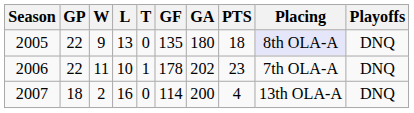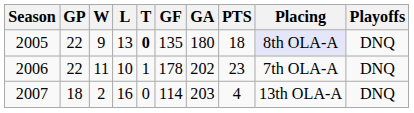(146, 42) normal -> (146, 42) bold
(202, 94) 200 -> (202, 94) 203
